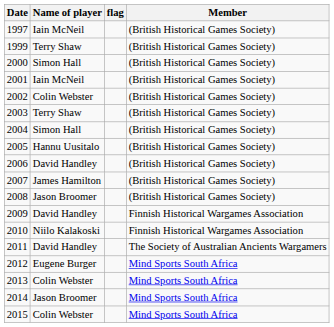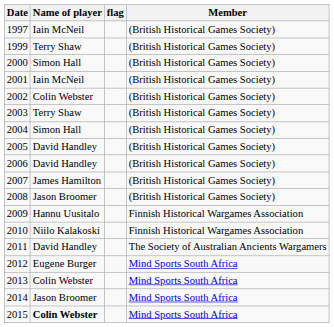(66, 146) Hannu Uusitalo -> (65, 146) David Handley
(65, 213) David Handley -> (66, 213) Hannu Uusitalo
(63, 314) normal -> (65, 314) bold
